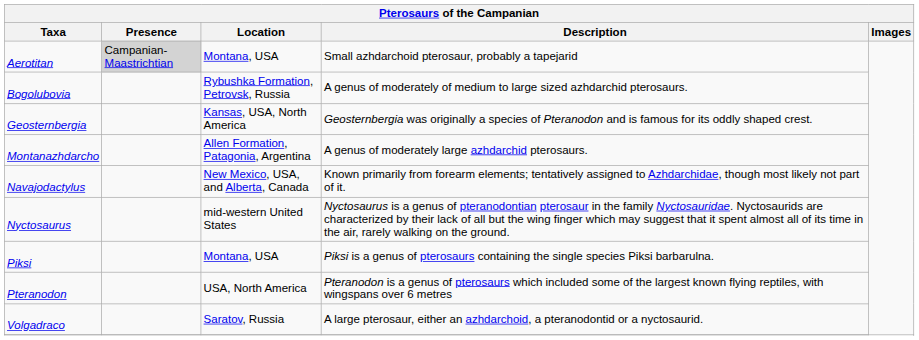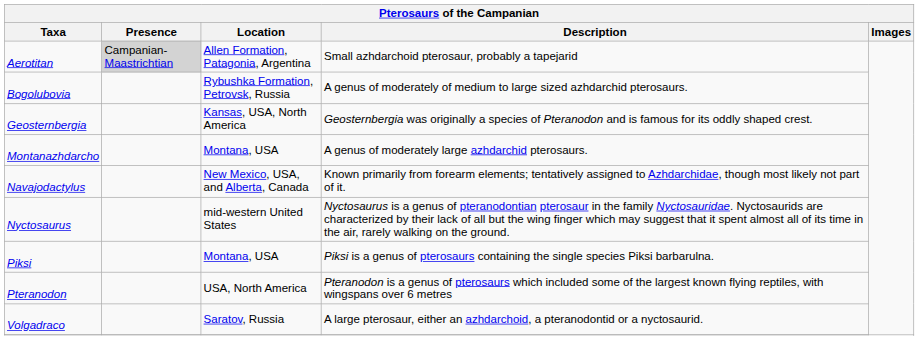(241, 56) Montana, USA -> (257, 56) Allen Formation, Patagonia, Argentina
(257, 150) Allen Formation, Patagonia, Argentina -> (241, 150) Montana, USA
